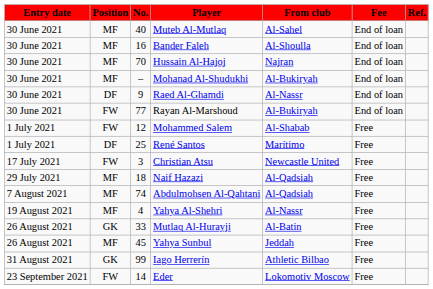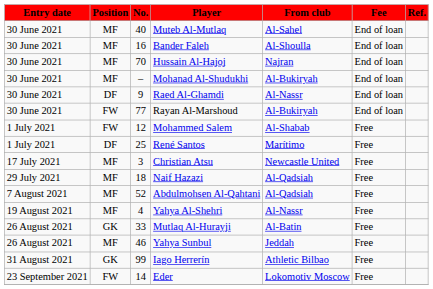(110, 161) FW -> (110, 161) MF
(141, 194) 74 -> (141, 194) 52
(141, 243) 45 -> (141, 243) 46
